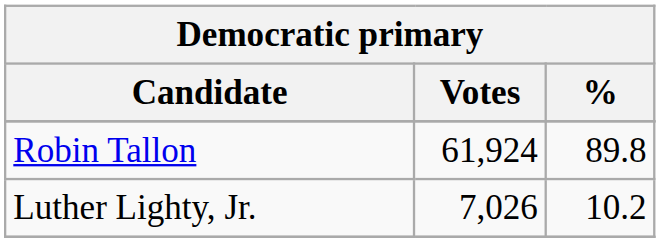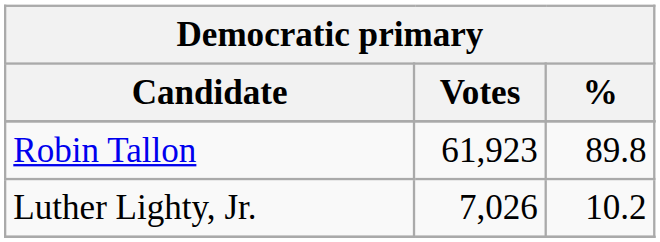(490, 150) 61,924 -> (490, 150) 61,923
